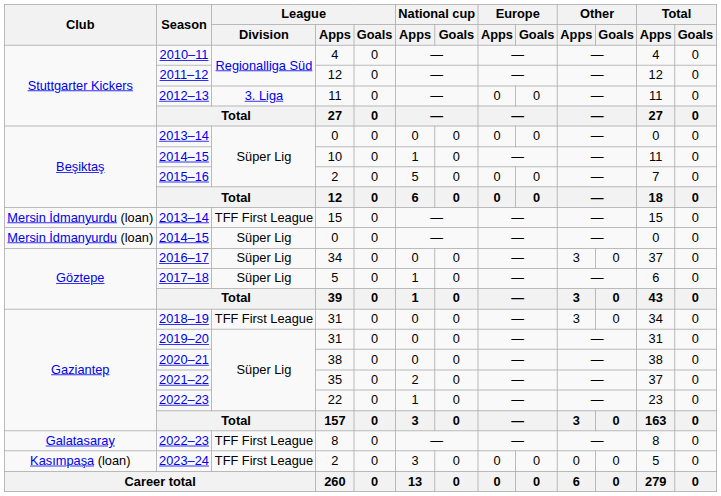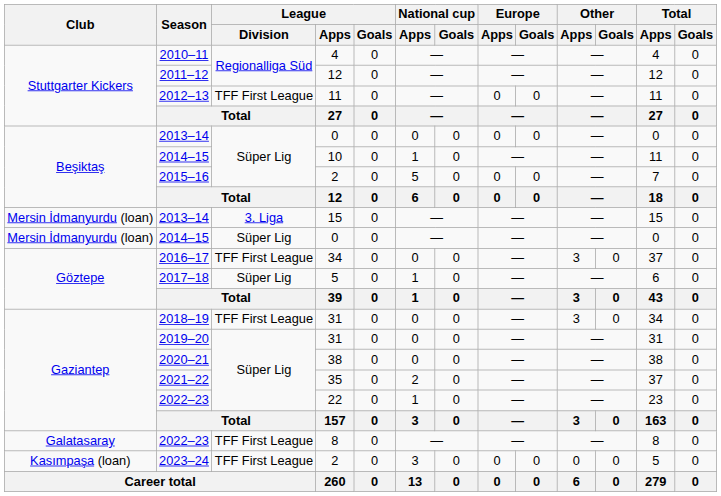(264, 95) 3. Liga -> (264, 95) TFF First League
(264, 217) TFF First League -> (264, 217) 3. Liga
(264, 258) Süper Lig -> (264, 258) TFF First League
